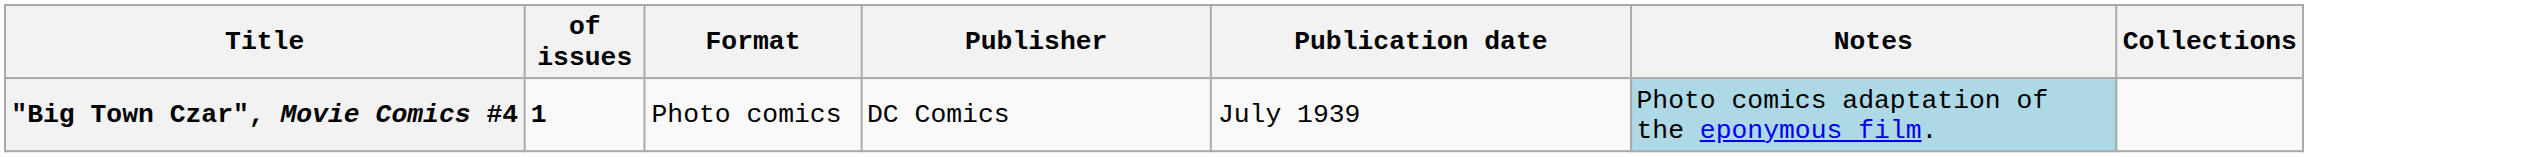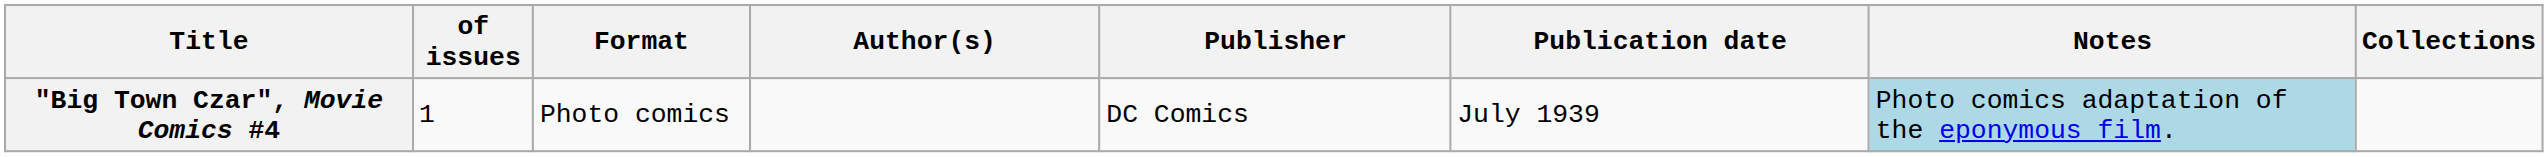+ column: (925, 42)
(539, 115) bold -> (427, 115) normal
